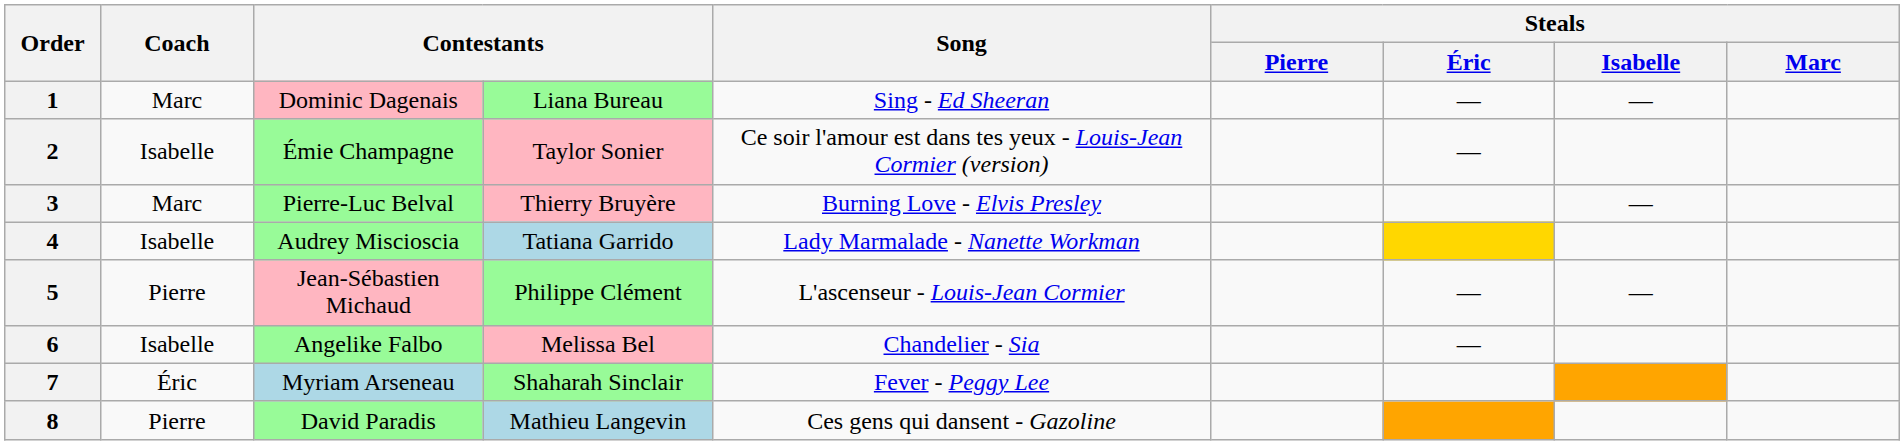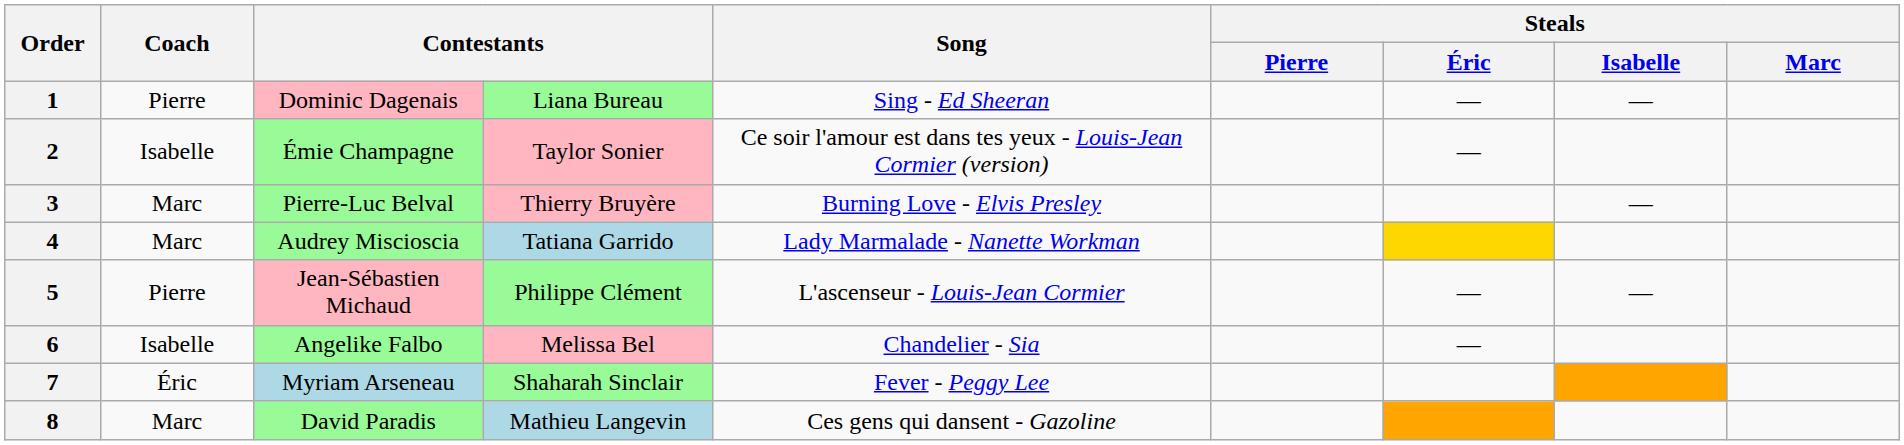(177, 99) Marc -> (177, 99) Pierre
(177, 240) Isabelle -> (177, 240) Marc
(177, 420) Pierre -> (177, 420) Marc
